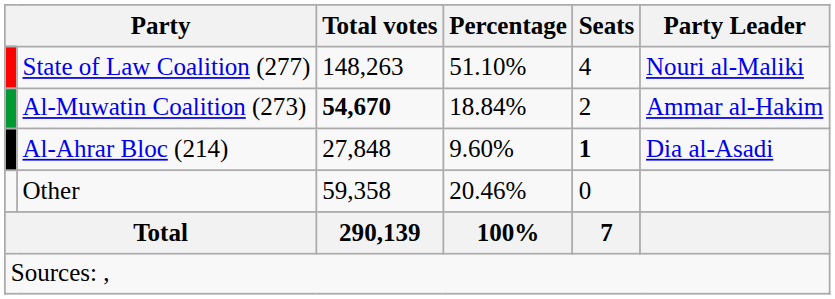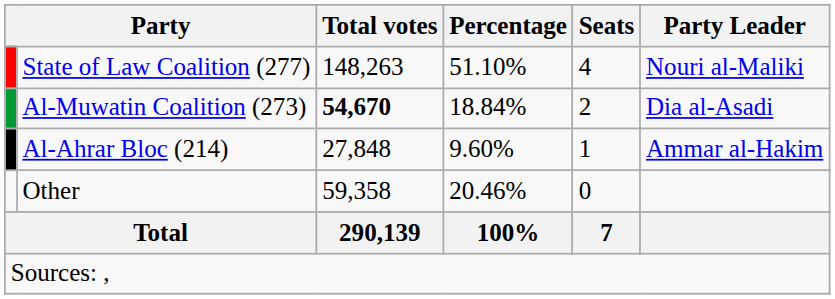(735, 108) Ammar al-Hakim -> (710, 108) Dia al-Asadi
(585, 149) bold -> (585, 149) normal
(710, 149) Dia al-Asadi -> (735, 149) Ammar al-Hakim
